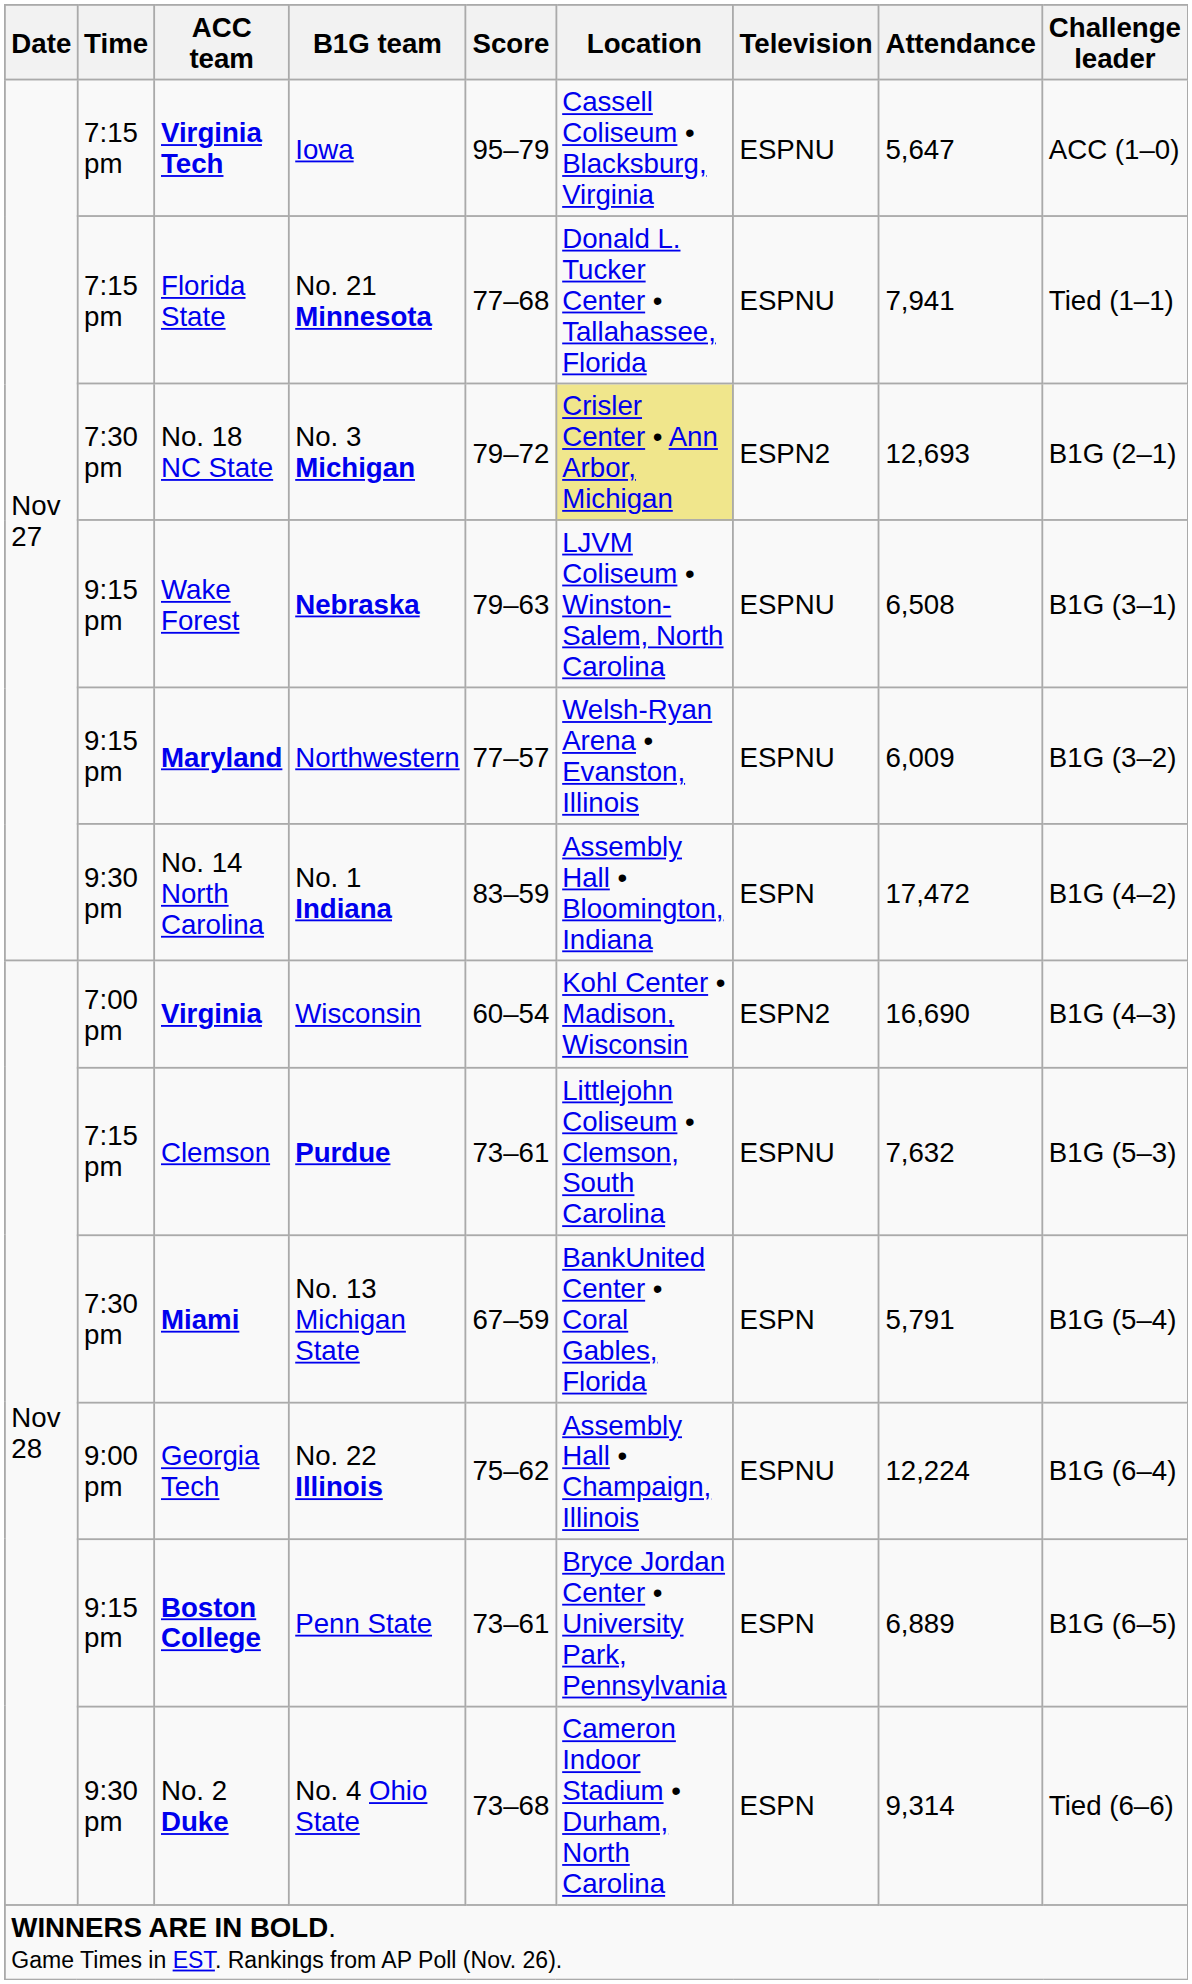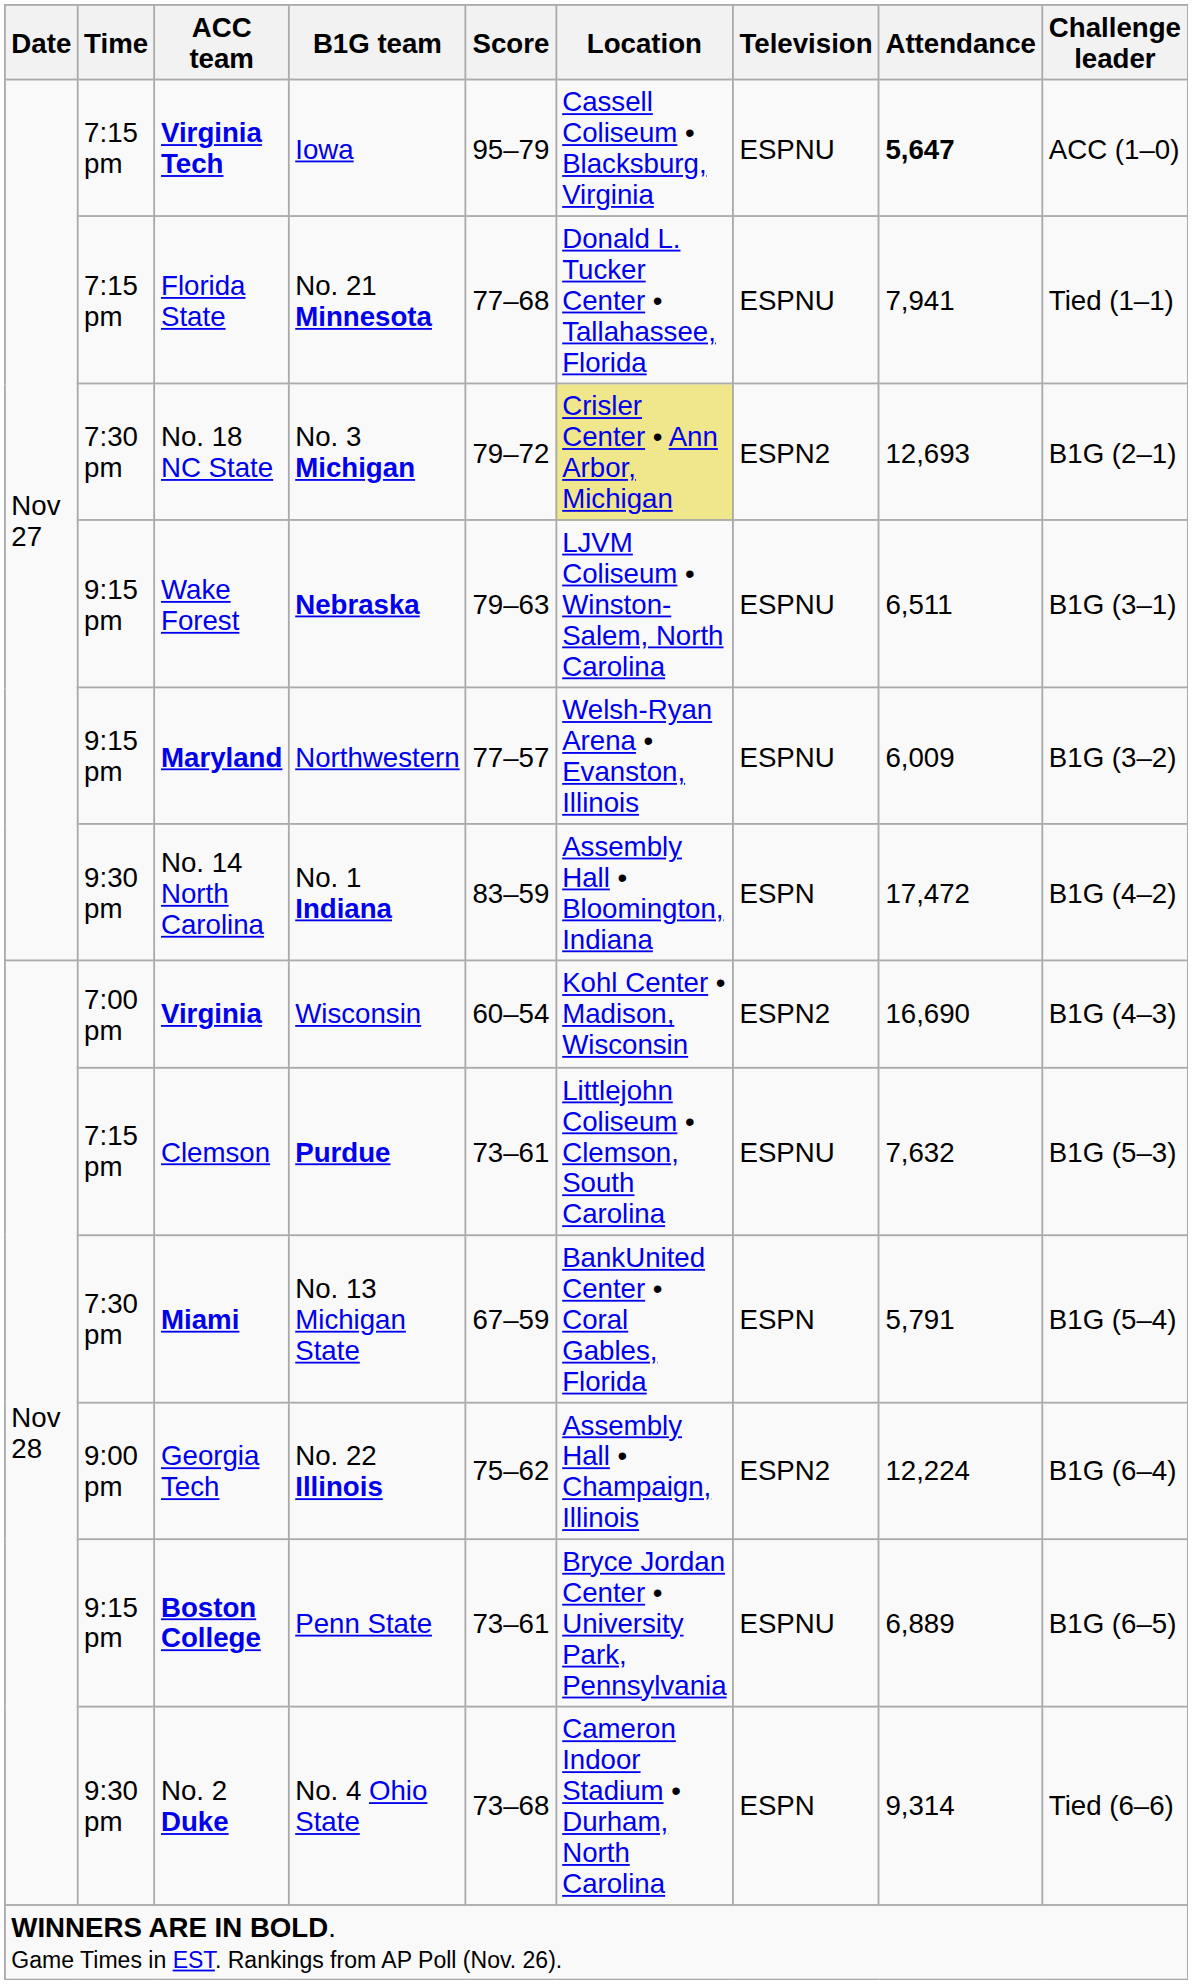(920, 148) normal -> (920, 148) bold
(920, 604) 6,508 -> (919, 604) 6,511
(787, 1470) ESPNU -> (785, 1470) ESPN2
(777, 1623) ESPN -> (787, 1623) ESPNU
